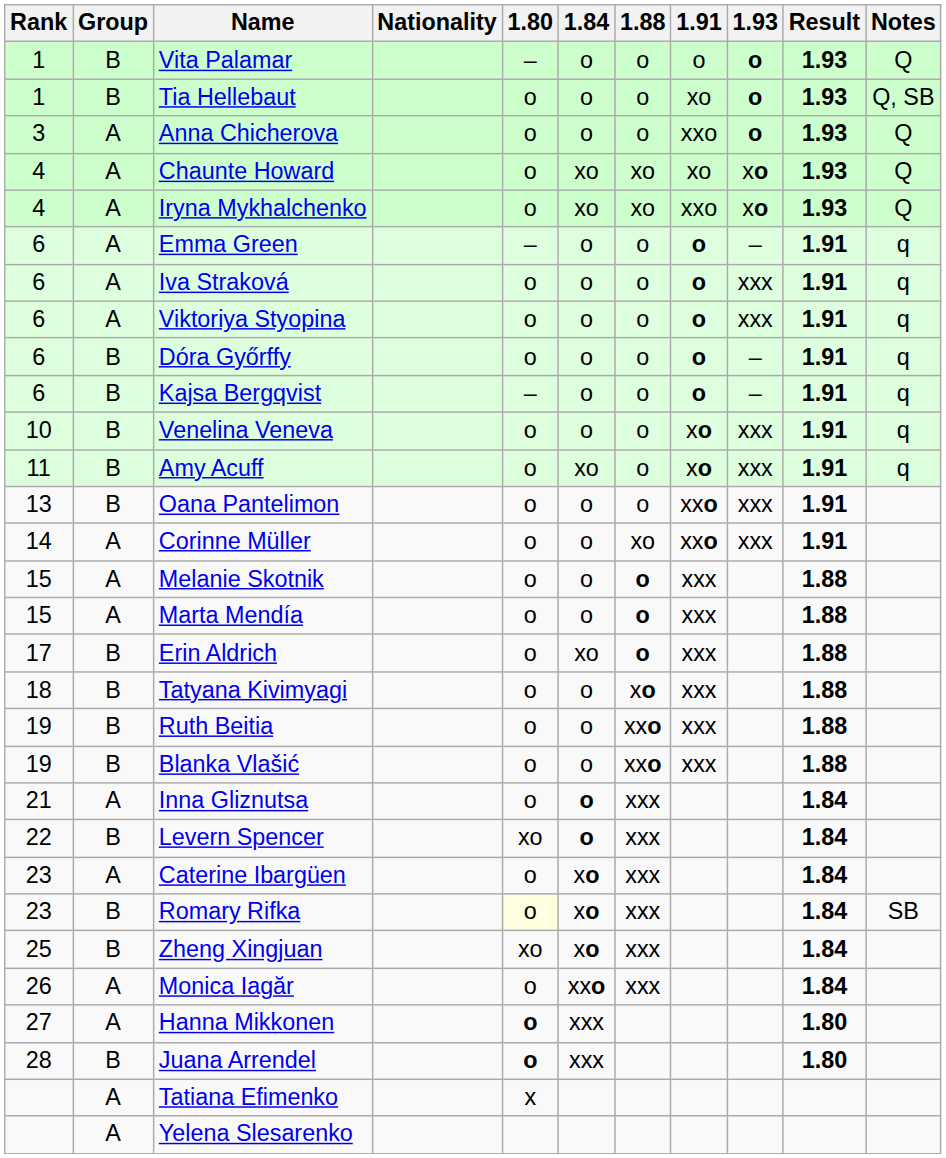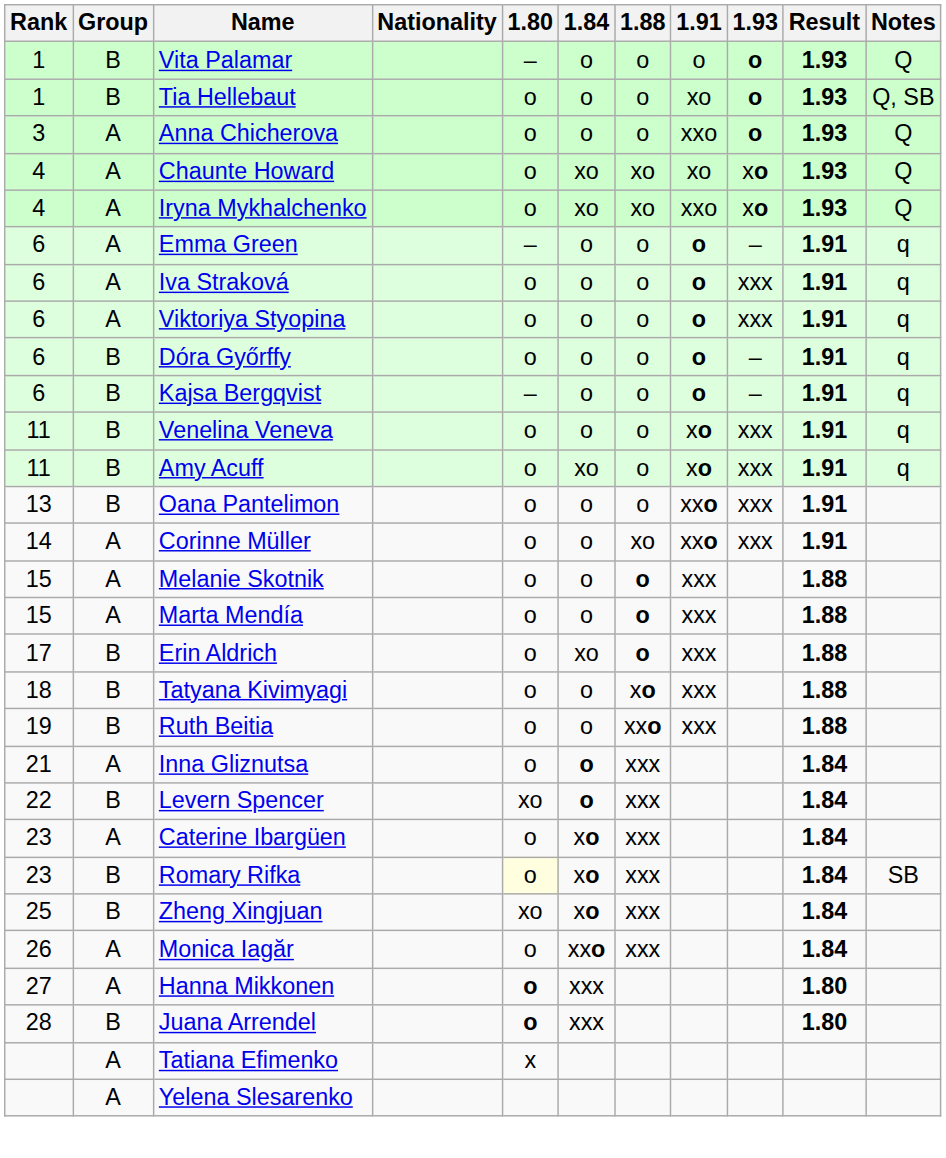(39, 430) 10 -> (39, 430) 11
- row: (229, 763)
